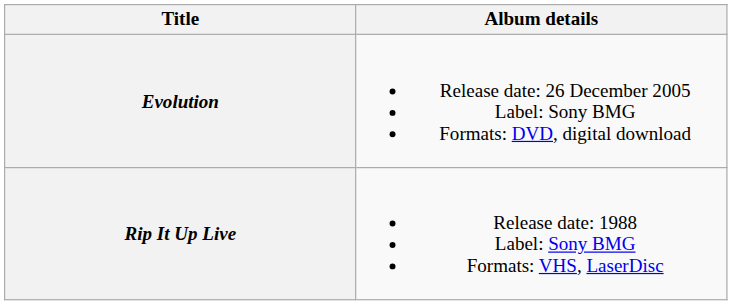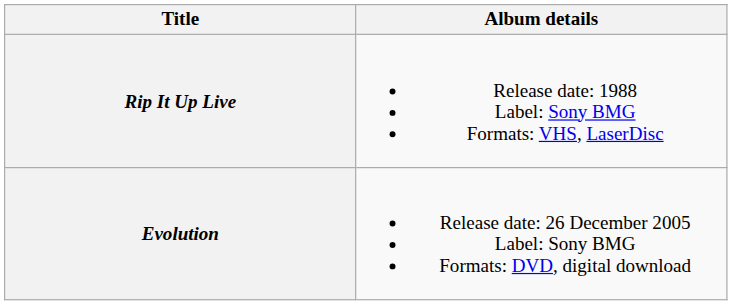rows swapped: (180, 233) <-> (180, 100)
